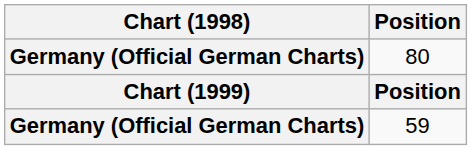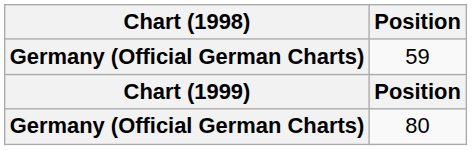rows swapped: (418, 56) <-> (418, 126)
